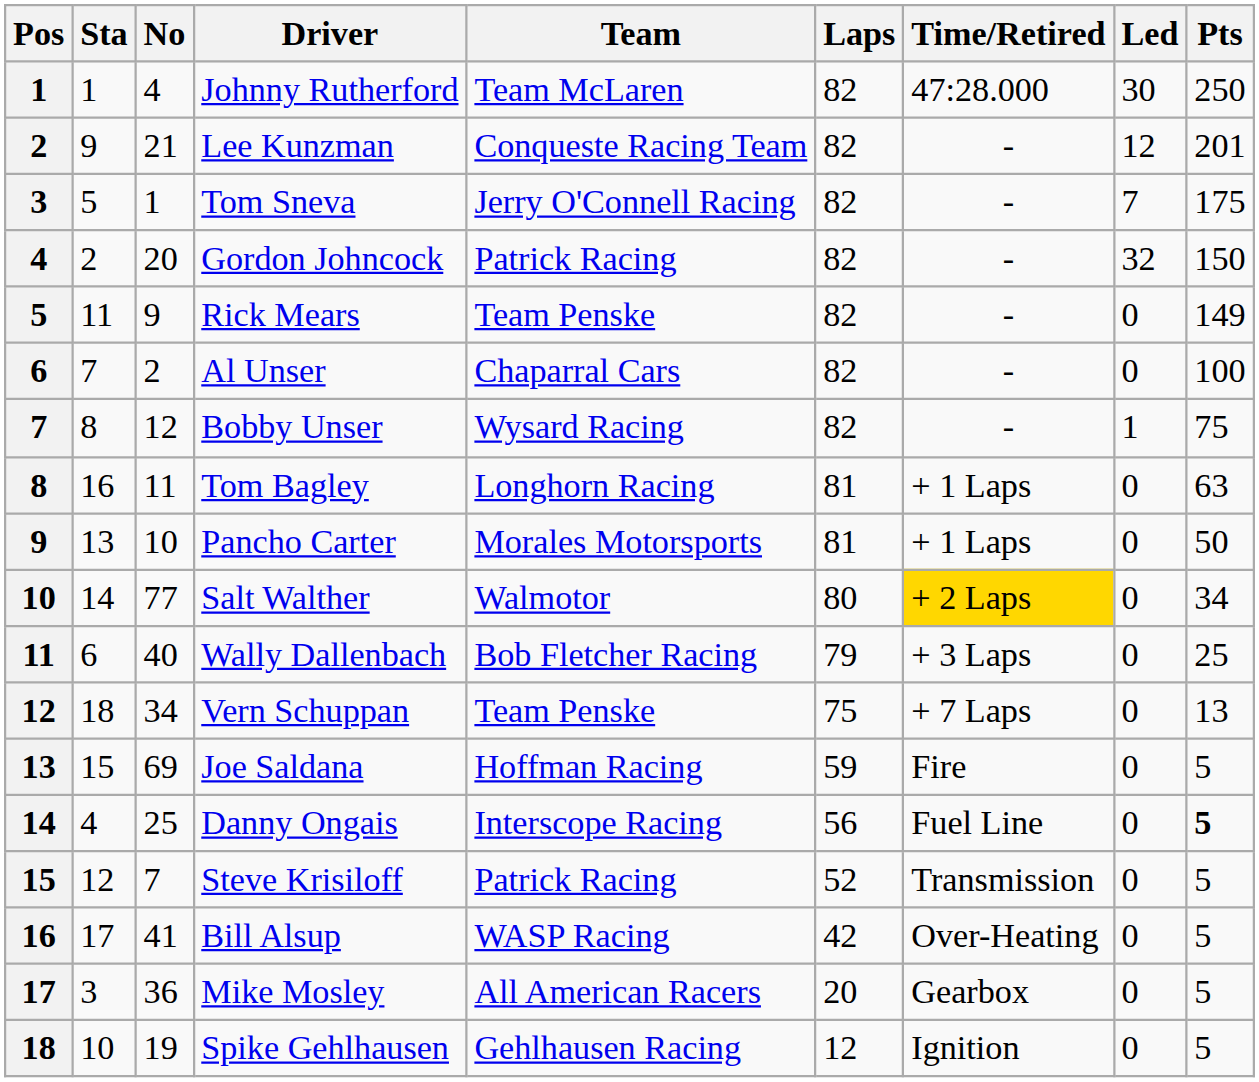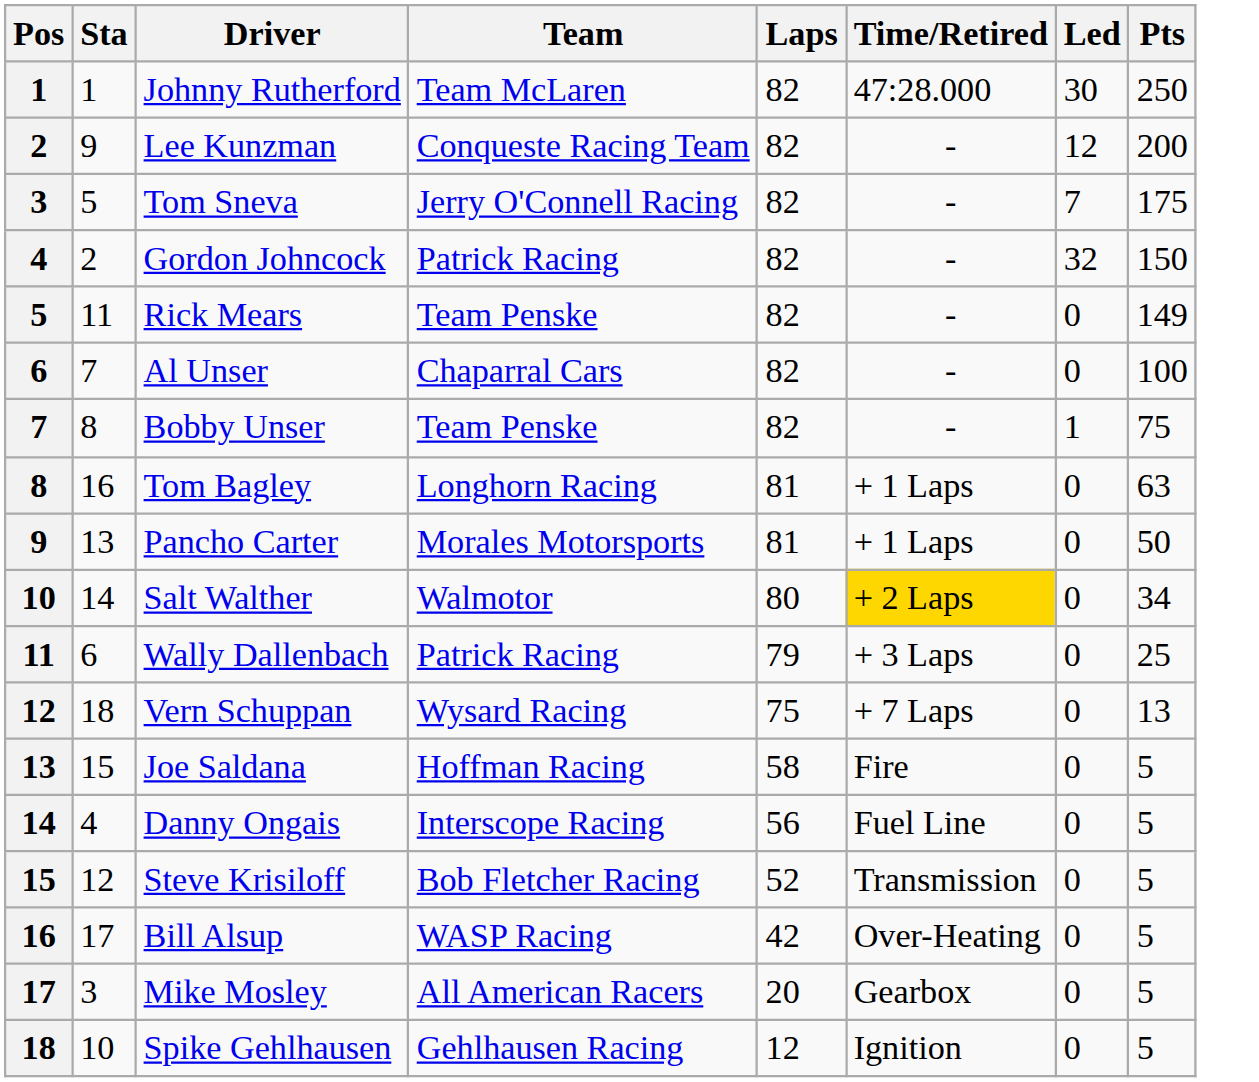- column: (164, 32)
(1220, 145) 201 -> (1162, 145) 200
(579, 427) Wysard Racing -> (507, 427) Team Penske
(616, 653) Bob Fletcher Racing -> (518, 653) Patrick Racing
(565, 709) Team Penske -> (522, 709) Wysard Racing
(840, 765) 59 -> (783, 765) 58
(1203, 822) bold -> (1145, 822) normal
(575, 878) Patrick Racing -> (558, 878) Bob Fletcher Racing
